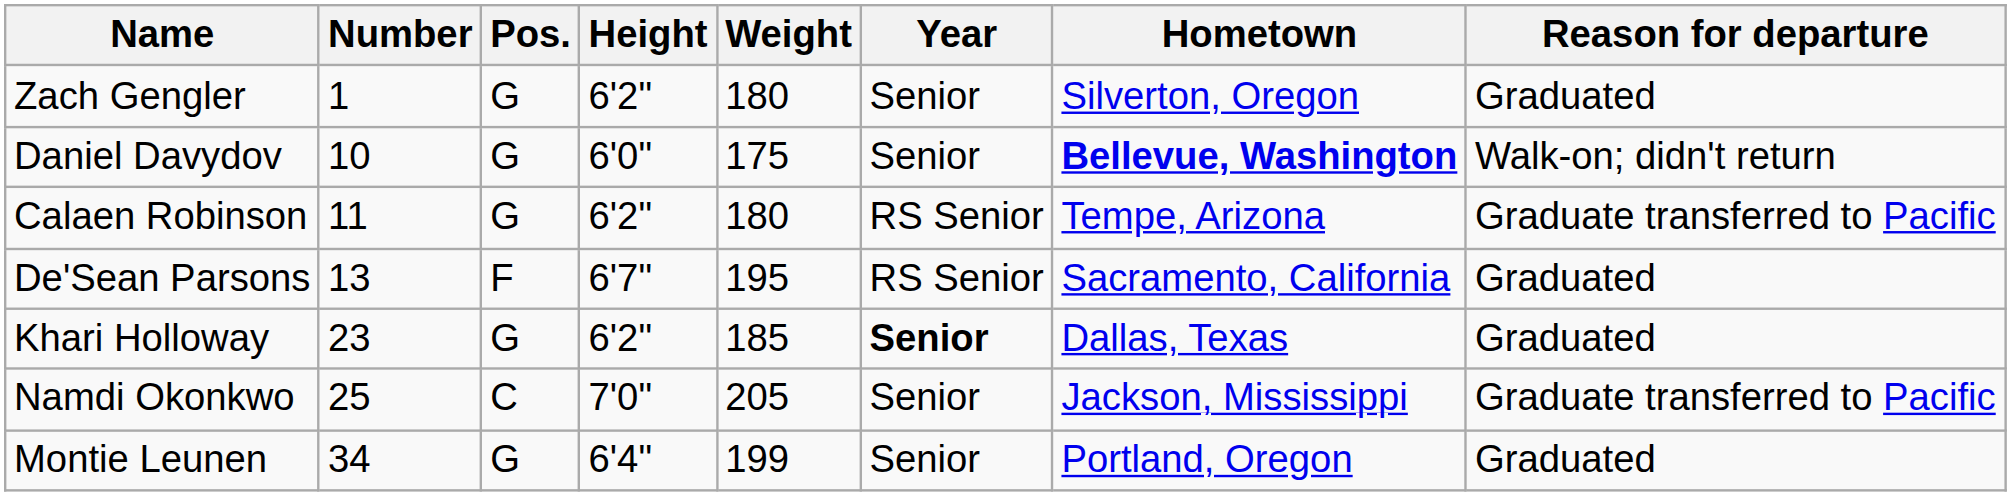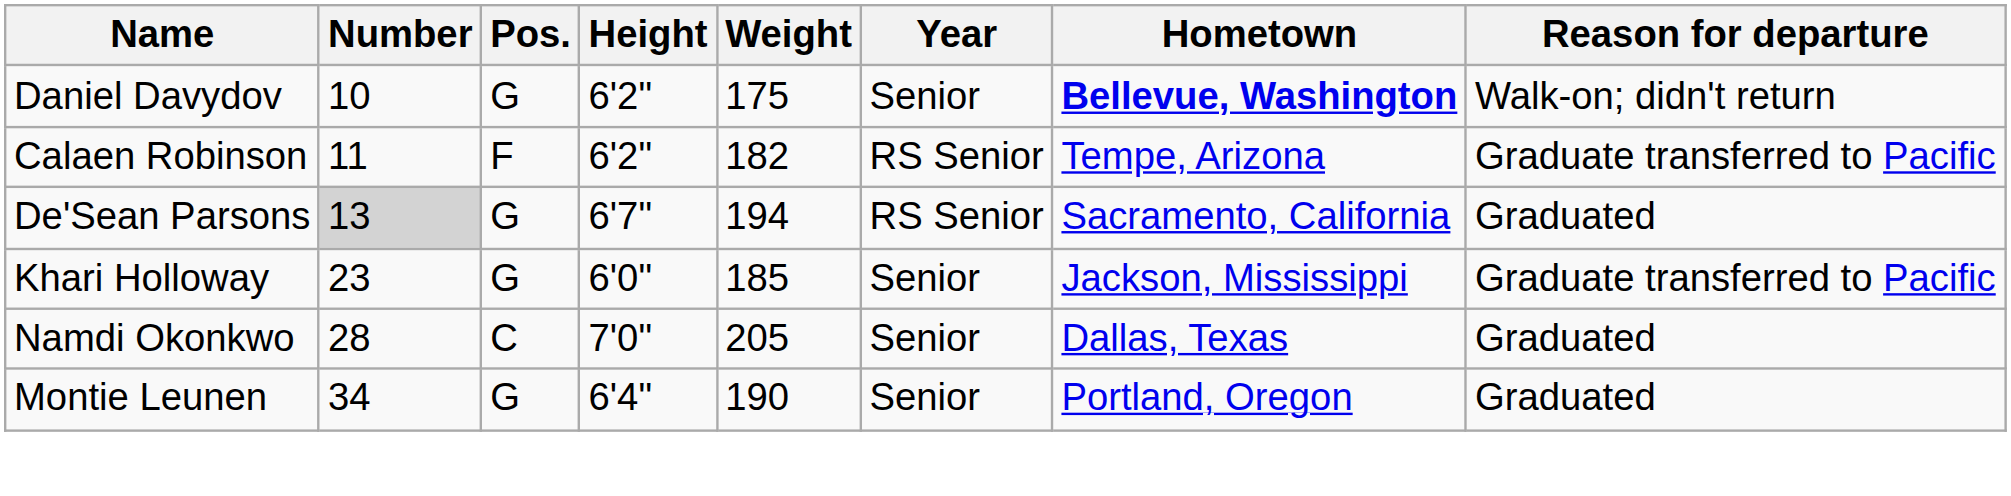- row: (130, 95)
(620, 156) 6'0" -> (620, 95) 6'2"
(505, 216) G -> (502, 156) F
(757, 216) 180 -> (757, 156) 182
(349, 277) no background -> (349, 216) lightgrey background
(502, 277) F -> (505, 216) G
(757, 277) 195 -> (757, 216) 194
(620, 338) 6'2" -> (620, 277) 6'0"
(929, 338) bold -> (925, 277) normal
(1175, 338) Dallas, Texas -> (1235, 277) Jackson, Mississippi
(1565, 338) Graduated -> (1735, 277) Graduate transferred to Pacific
(349, 398) 25 -> (349, 338) 28
(1235, 398) Jackson, Mississippi -> (1175, 338) Dallas, Texas
(1735, 398) Graduate transferred to Pacific -> (1565, 338) Graduated
(757, 459) 199 -> (757, 398) 190
